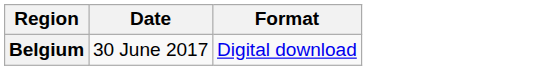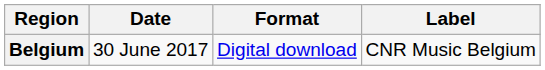+ column: (451, 19)
